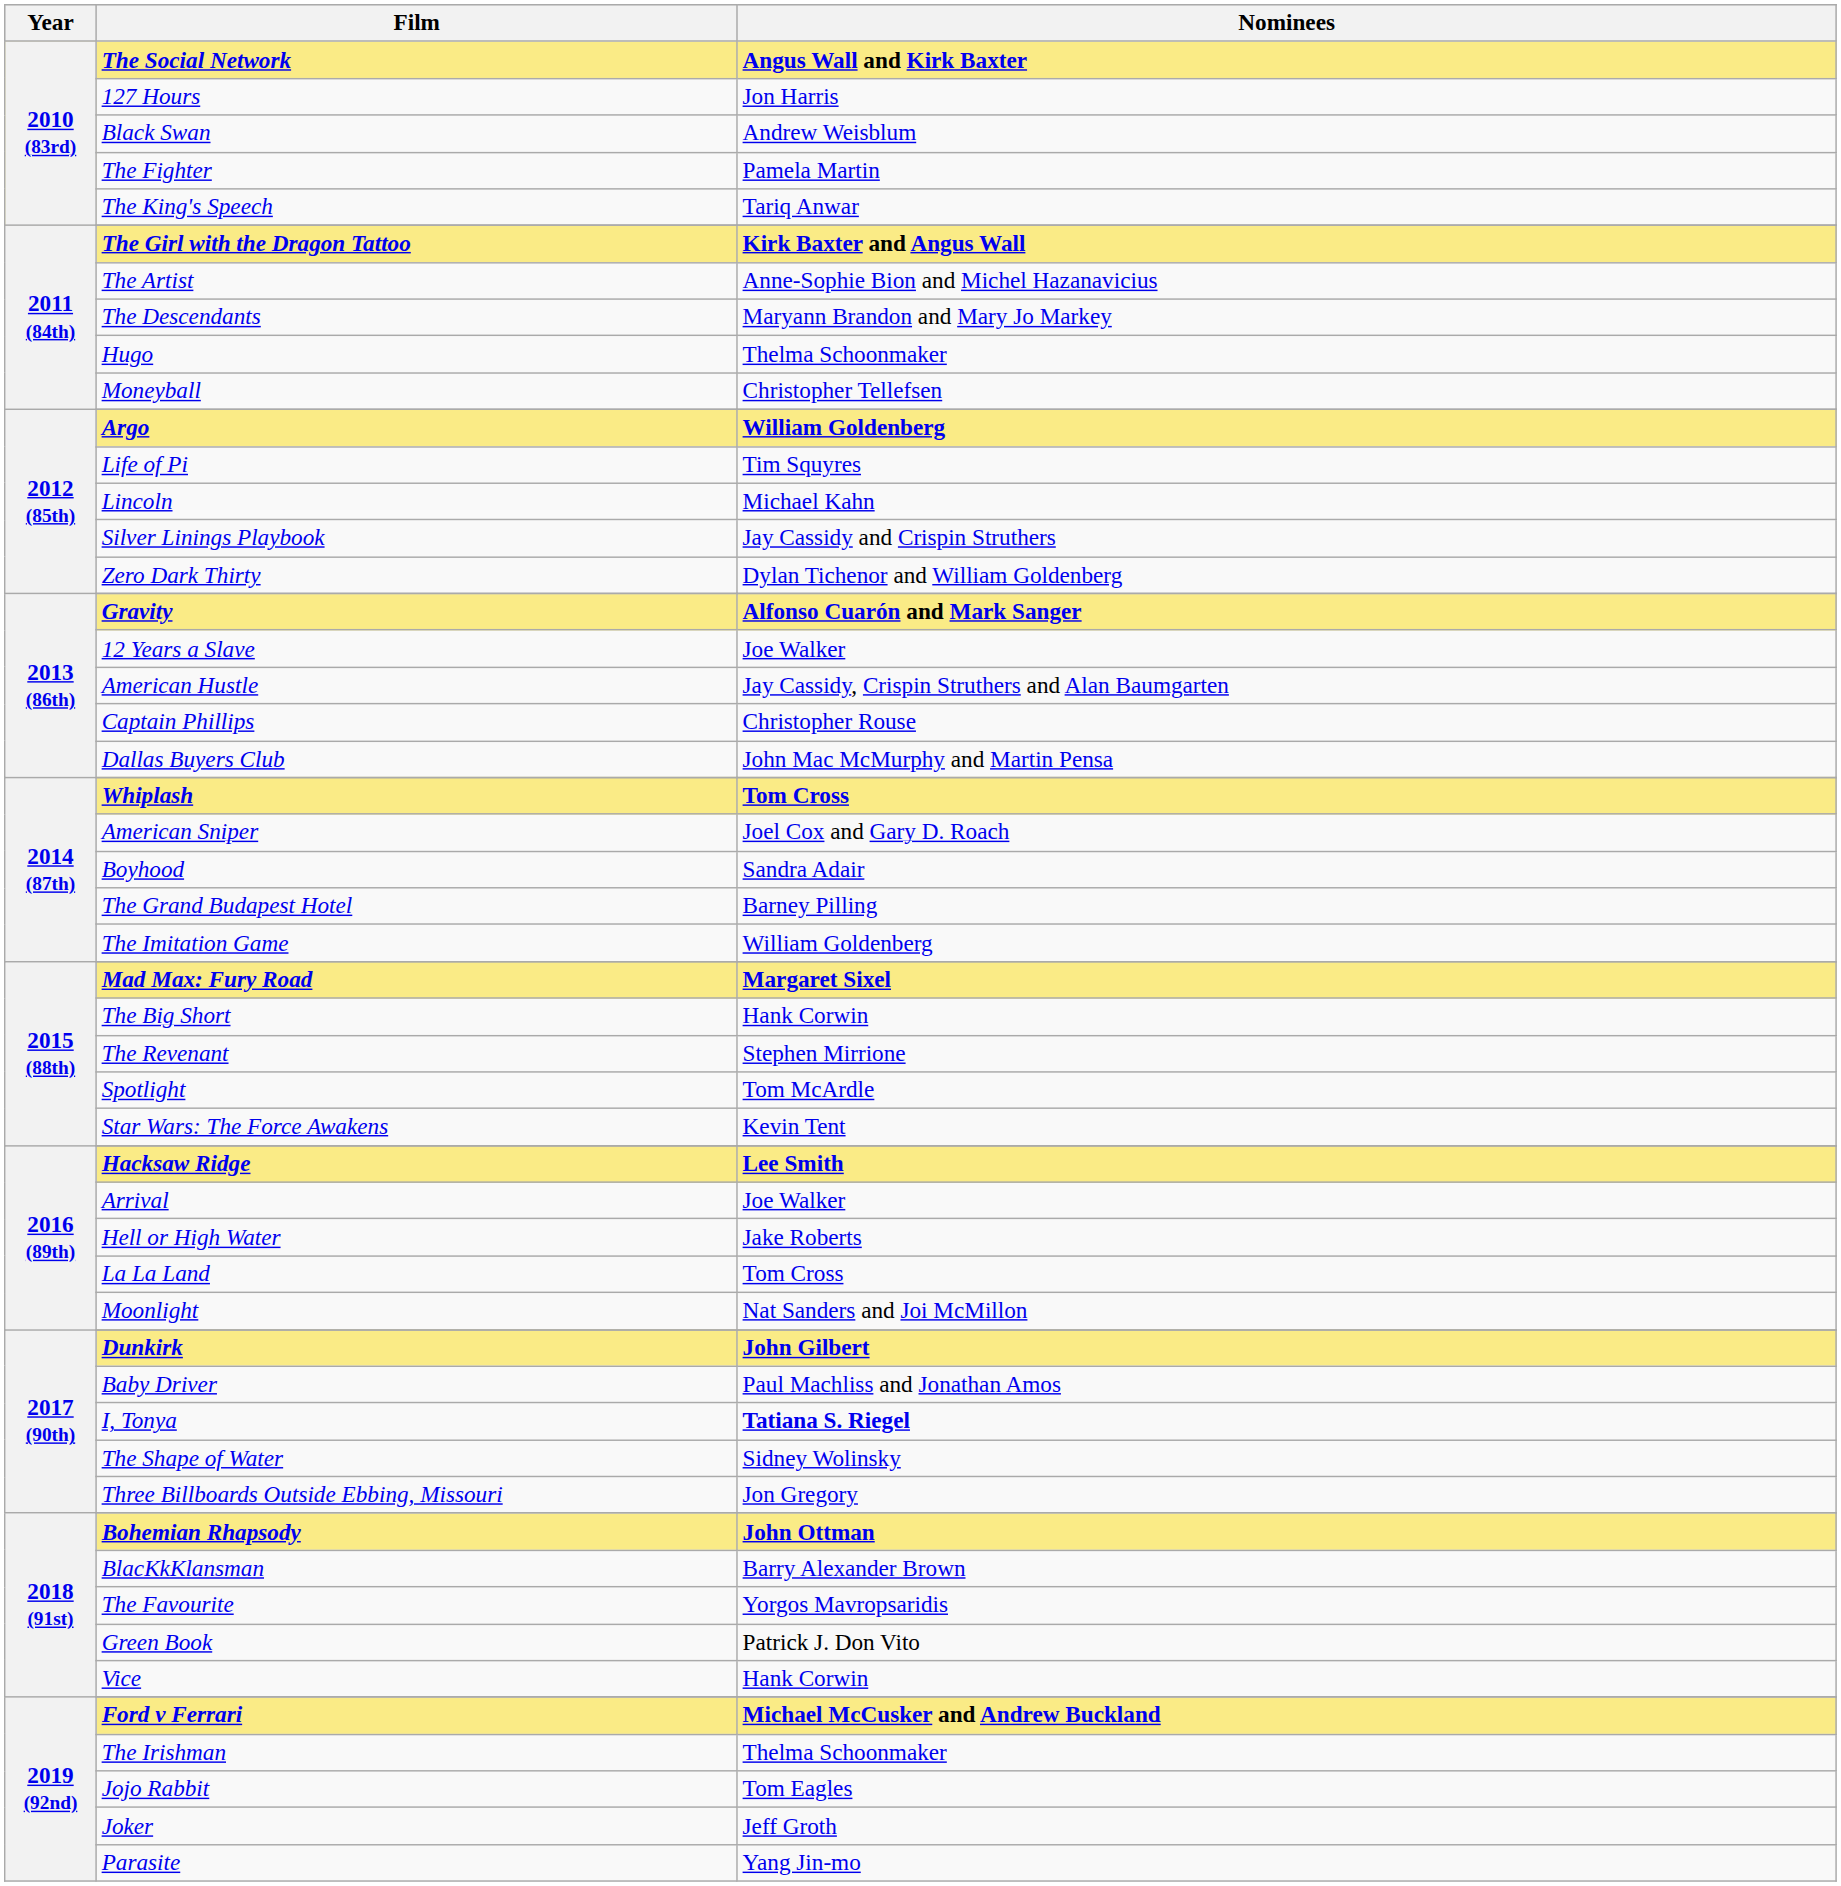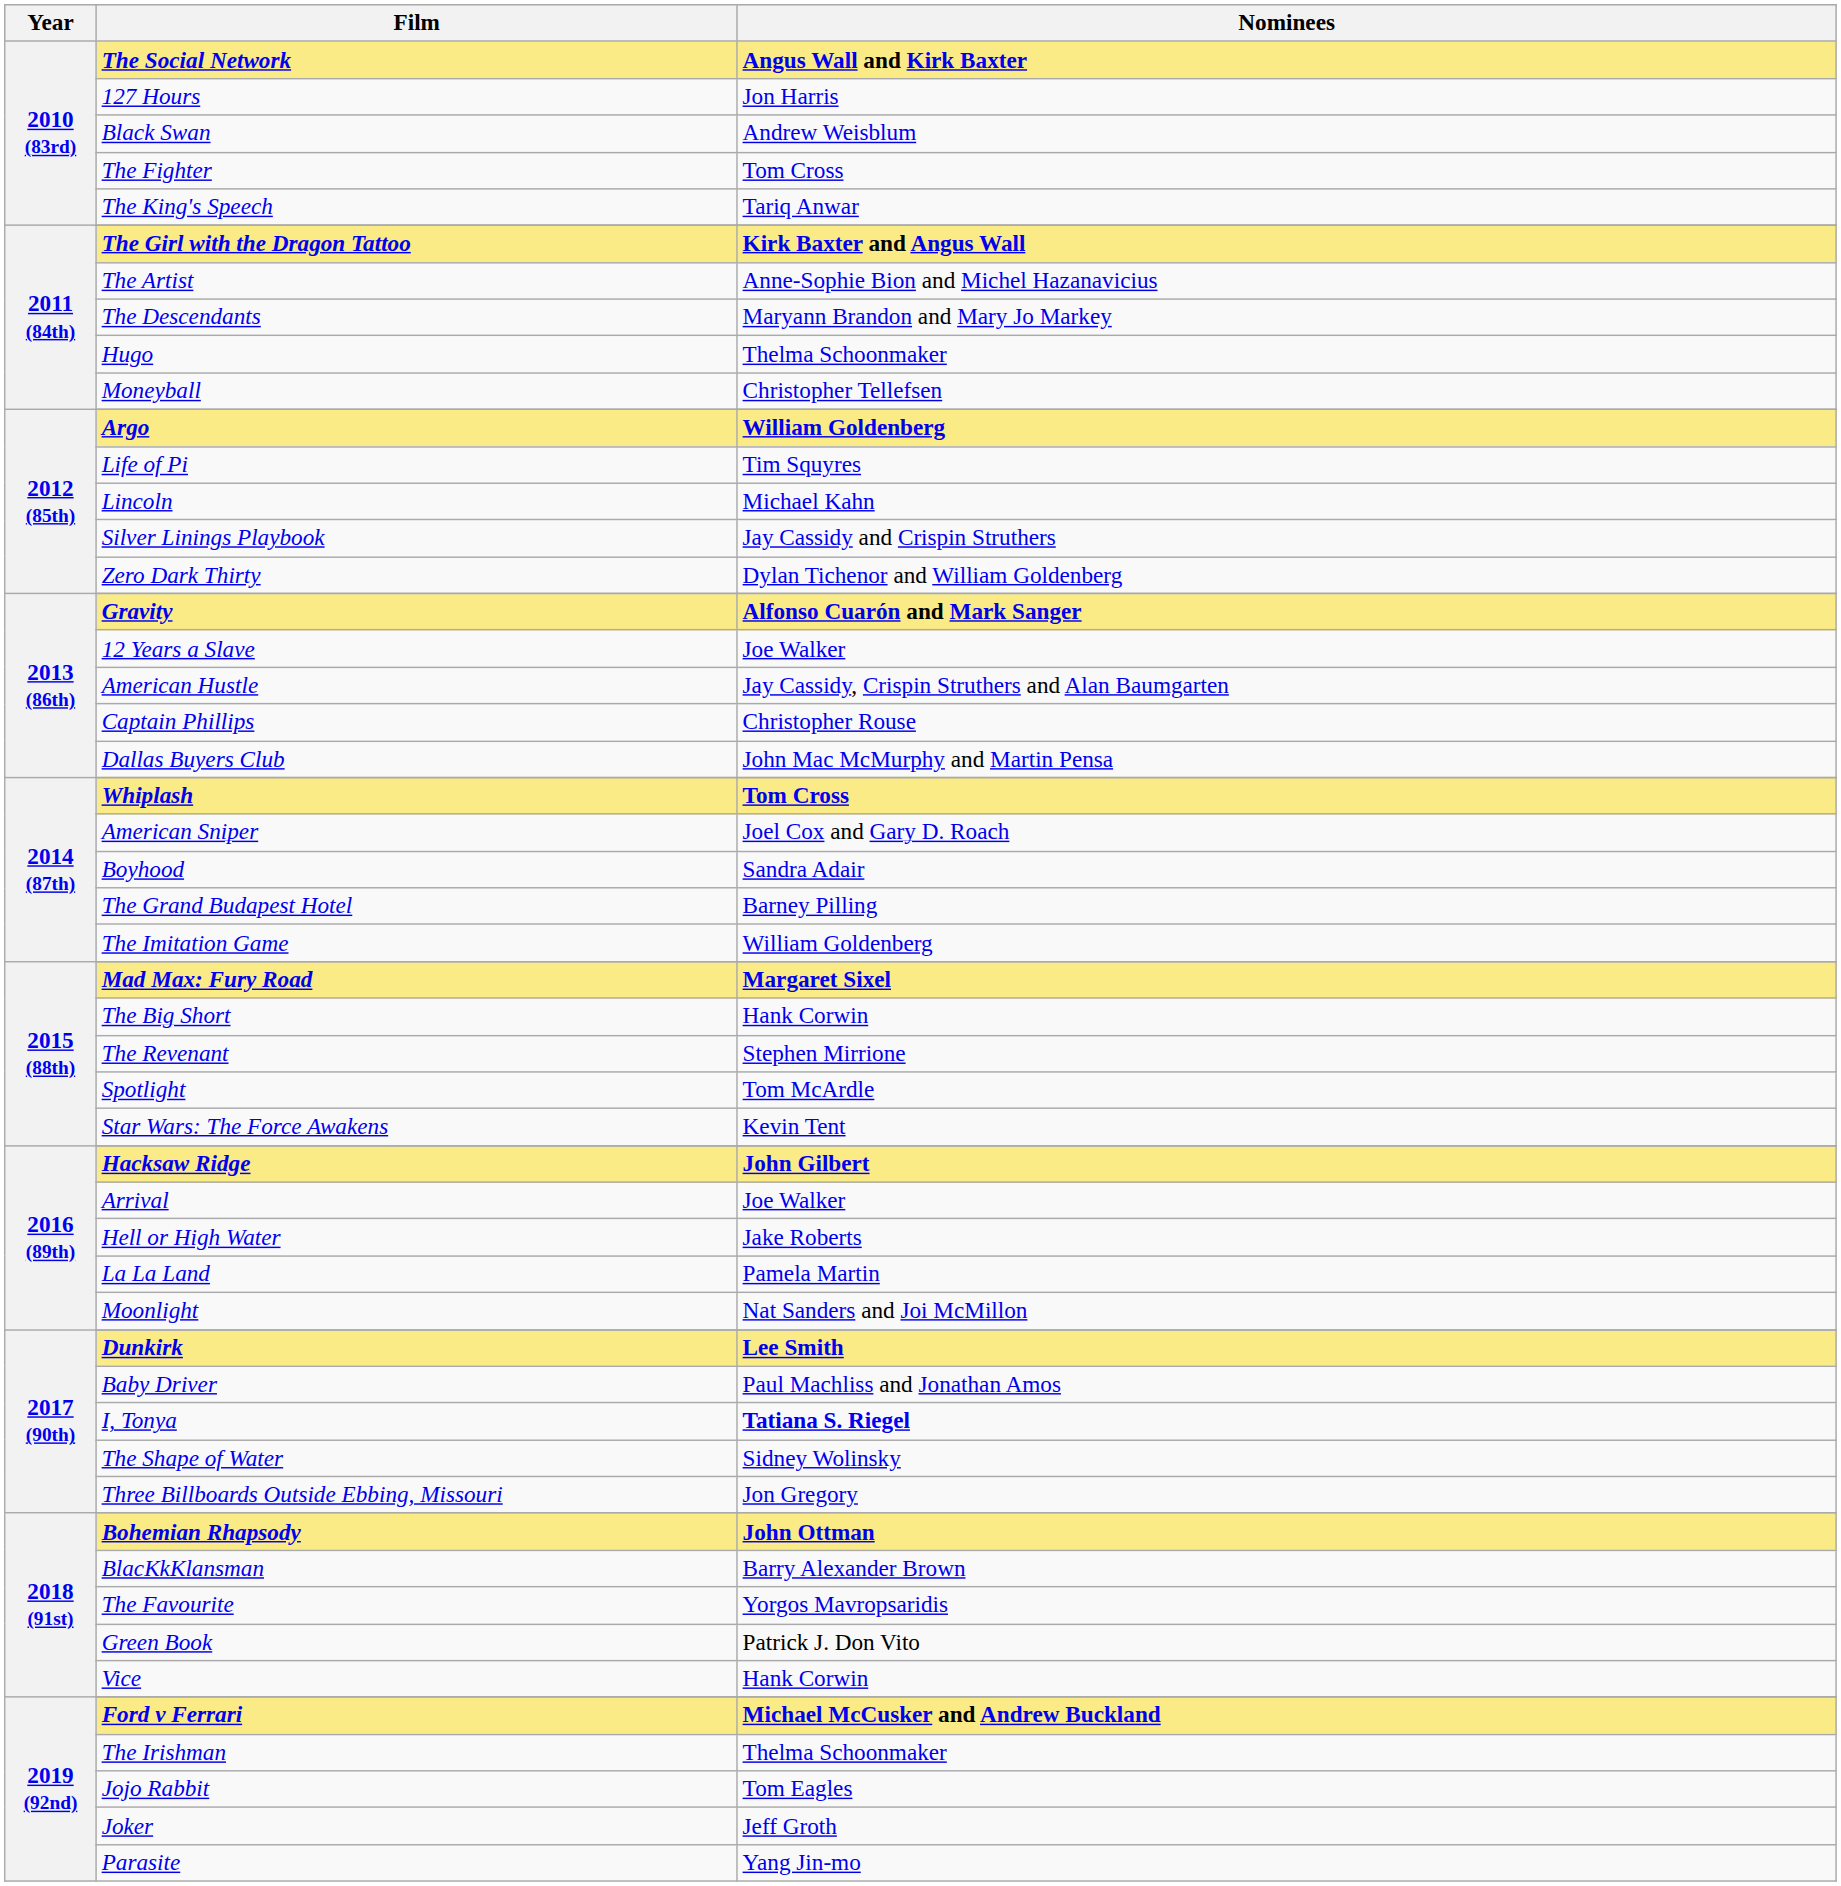(811, 170) Pamela Martin -> (793, 170) Tom Cross
(793, 1163) Lee Smith -> (806, 1163) John Gilbert
(793, 1273) Tom Cross -> (811, 1273) Pamela Martin
(806, 1347) John Gilbert -> (793, 1347) Lee Smith
